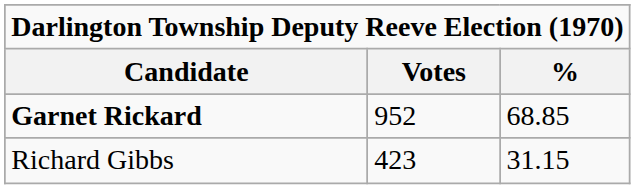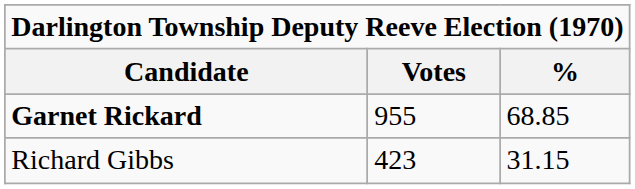(395, 115) 952 -> (395, 115) 955
